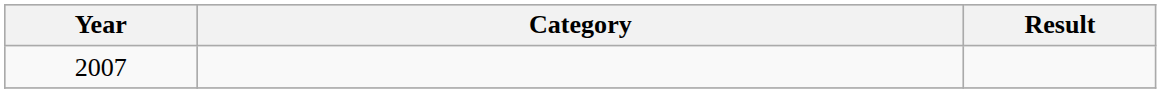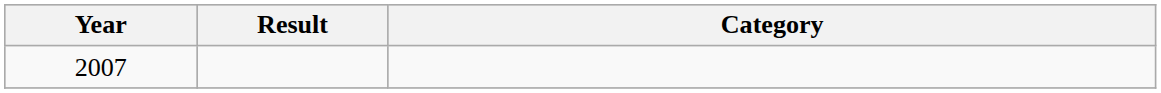columns swapped: (580, 25) <-> (1060, 25)
